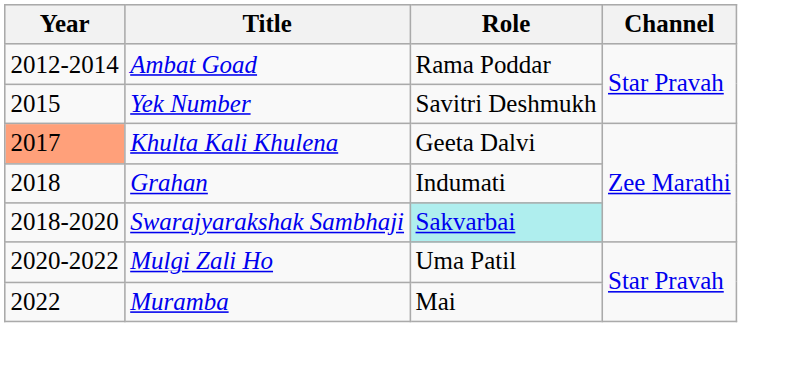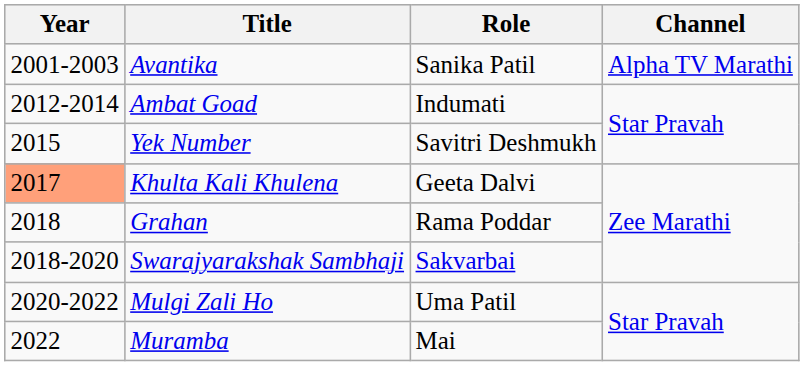+ row: (174, 63)
(483, 63) Rama Poddar -> (461, 103) Indumati
(461, 182) Indumati -> (483, 222) Rama Poddar
(465, 222) paleturquoise background -> (465, 261) no background
